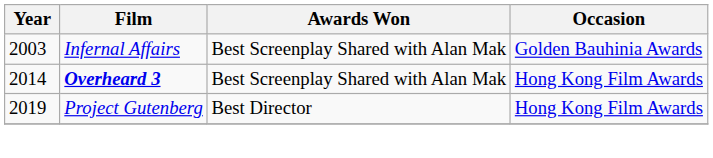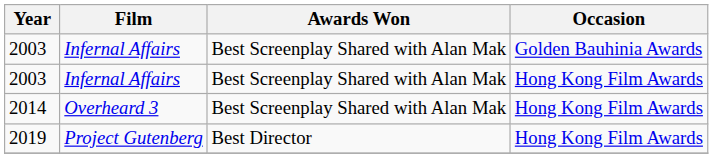+ row: (28, 78)
(112, 78) bold -> (111, 108) normal
